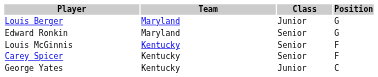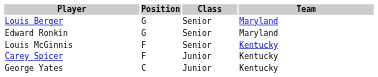columns swapped: (354, 10) <-> (208, 10)
(292, 21) Junior -> (197, 21) Senior
(292, 57) Senior -> (197, 57) Junior
